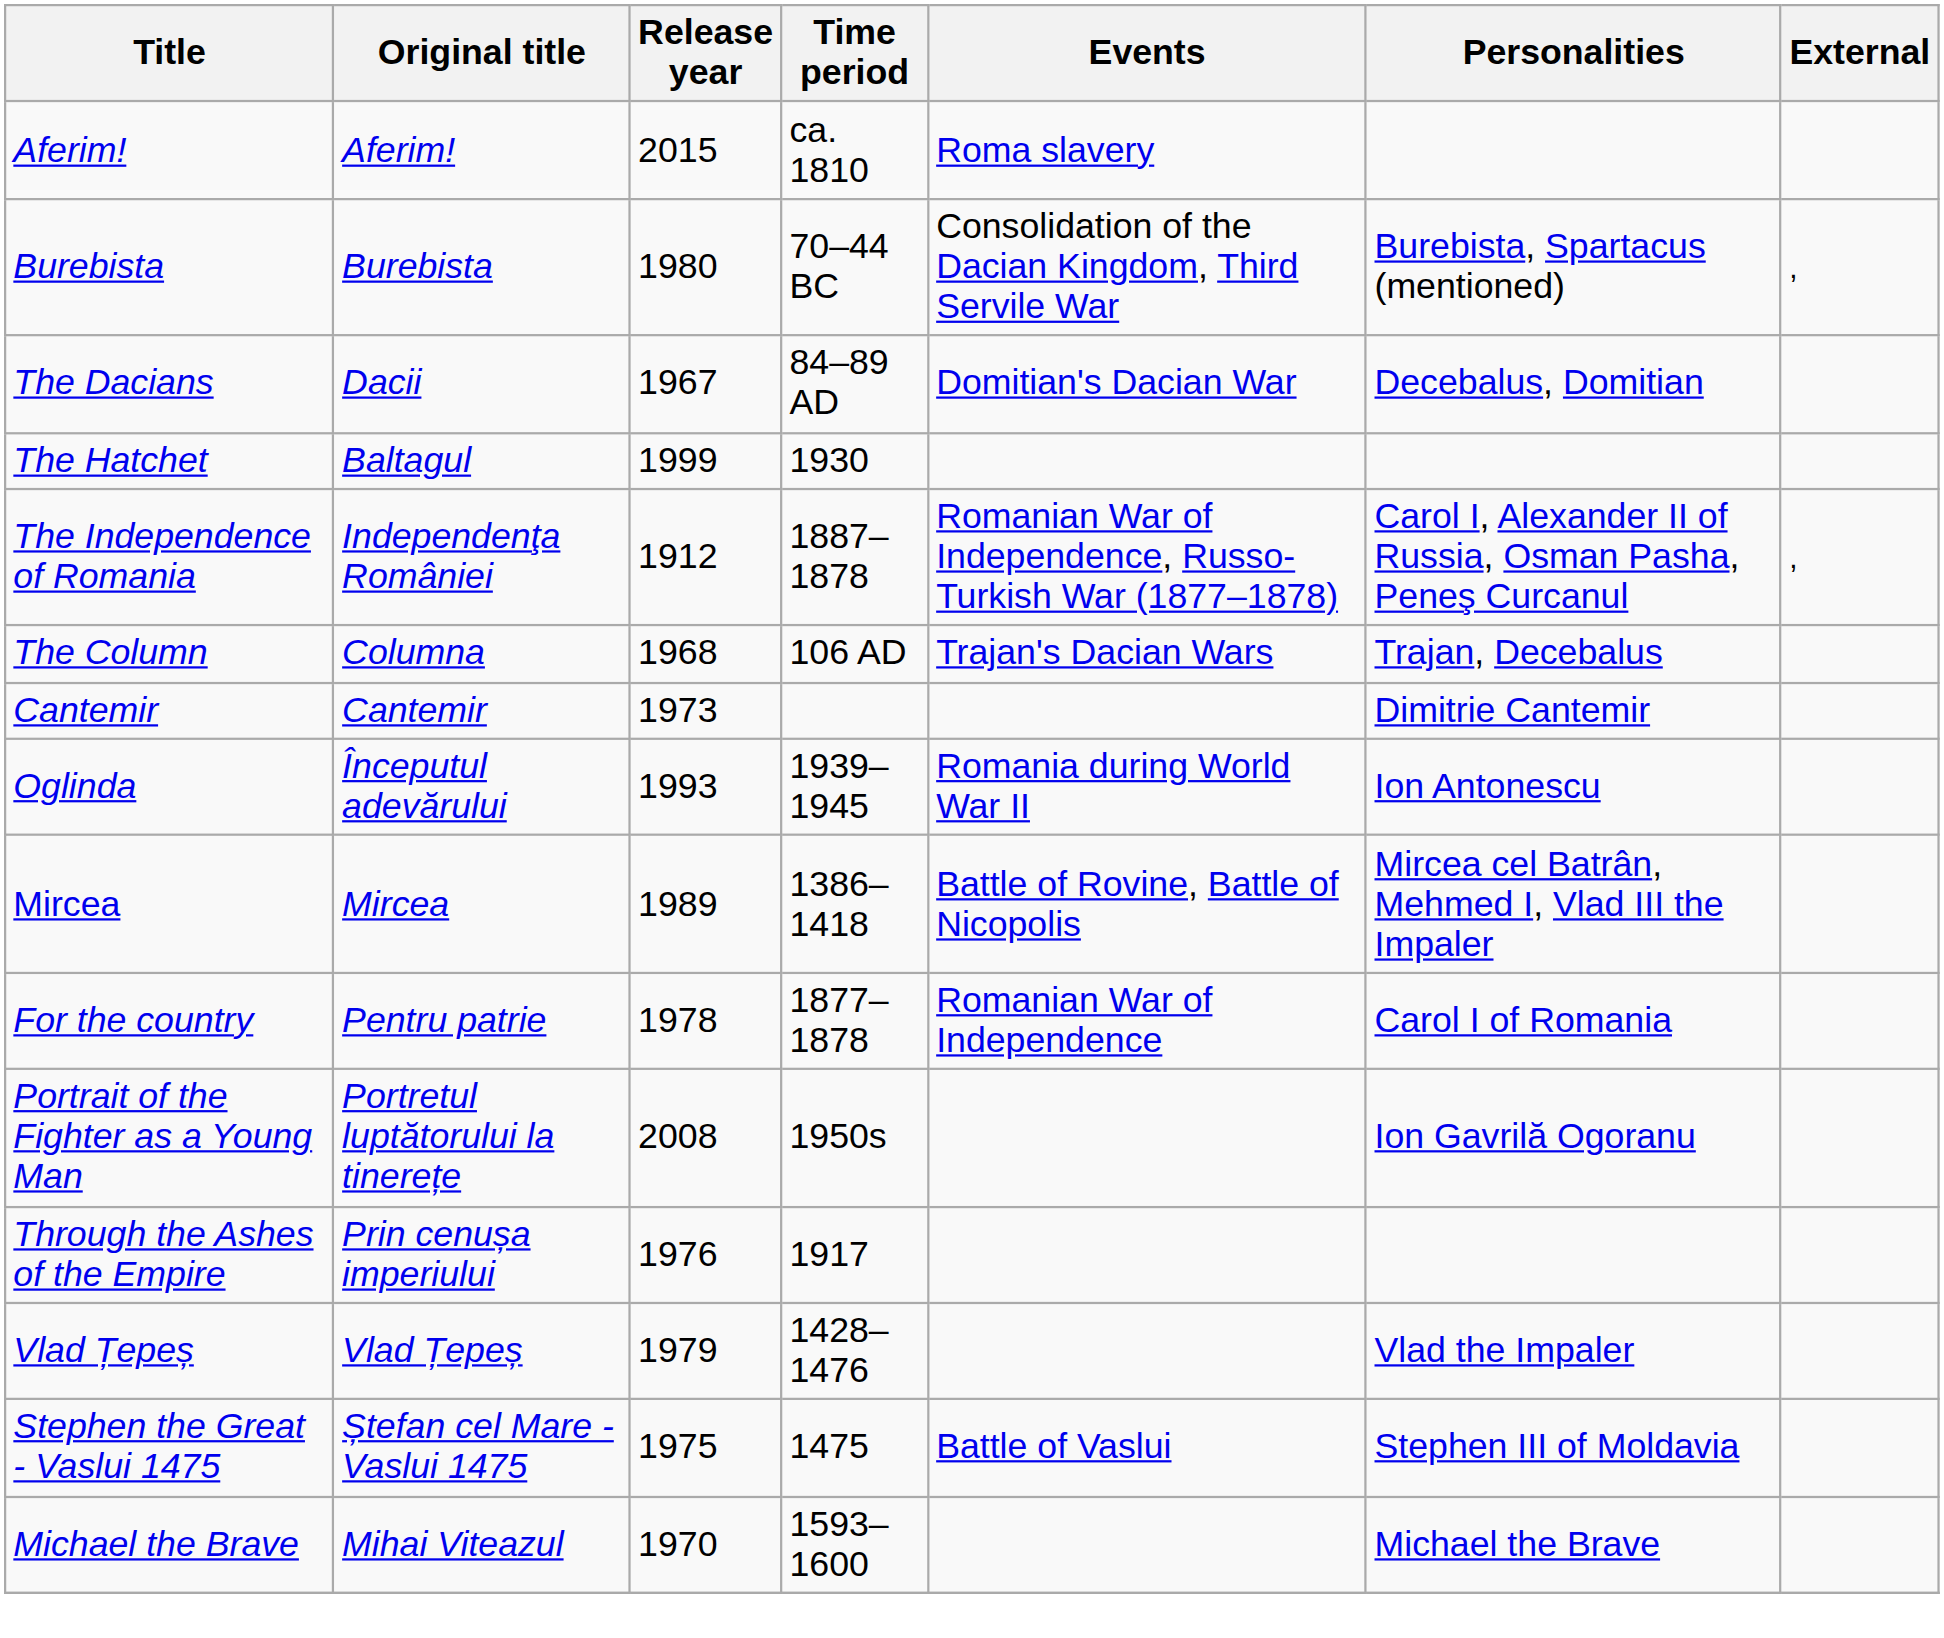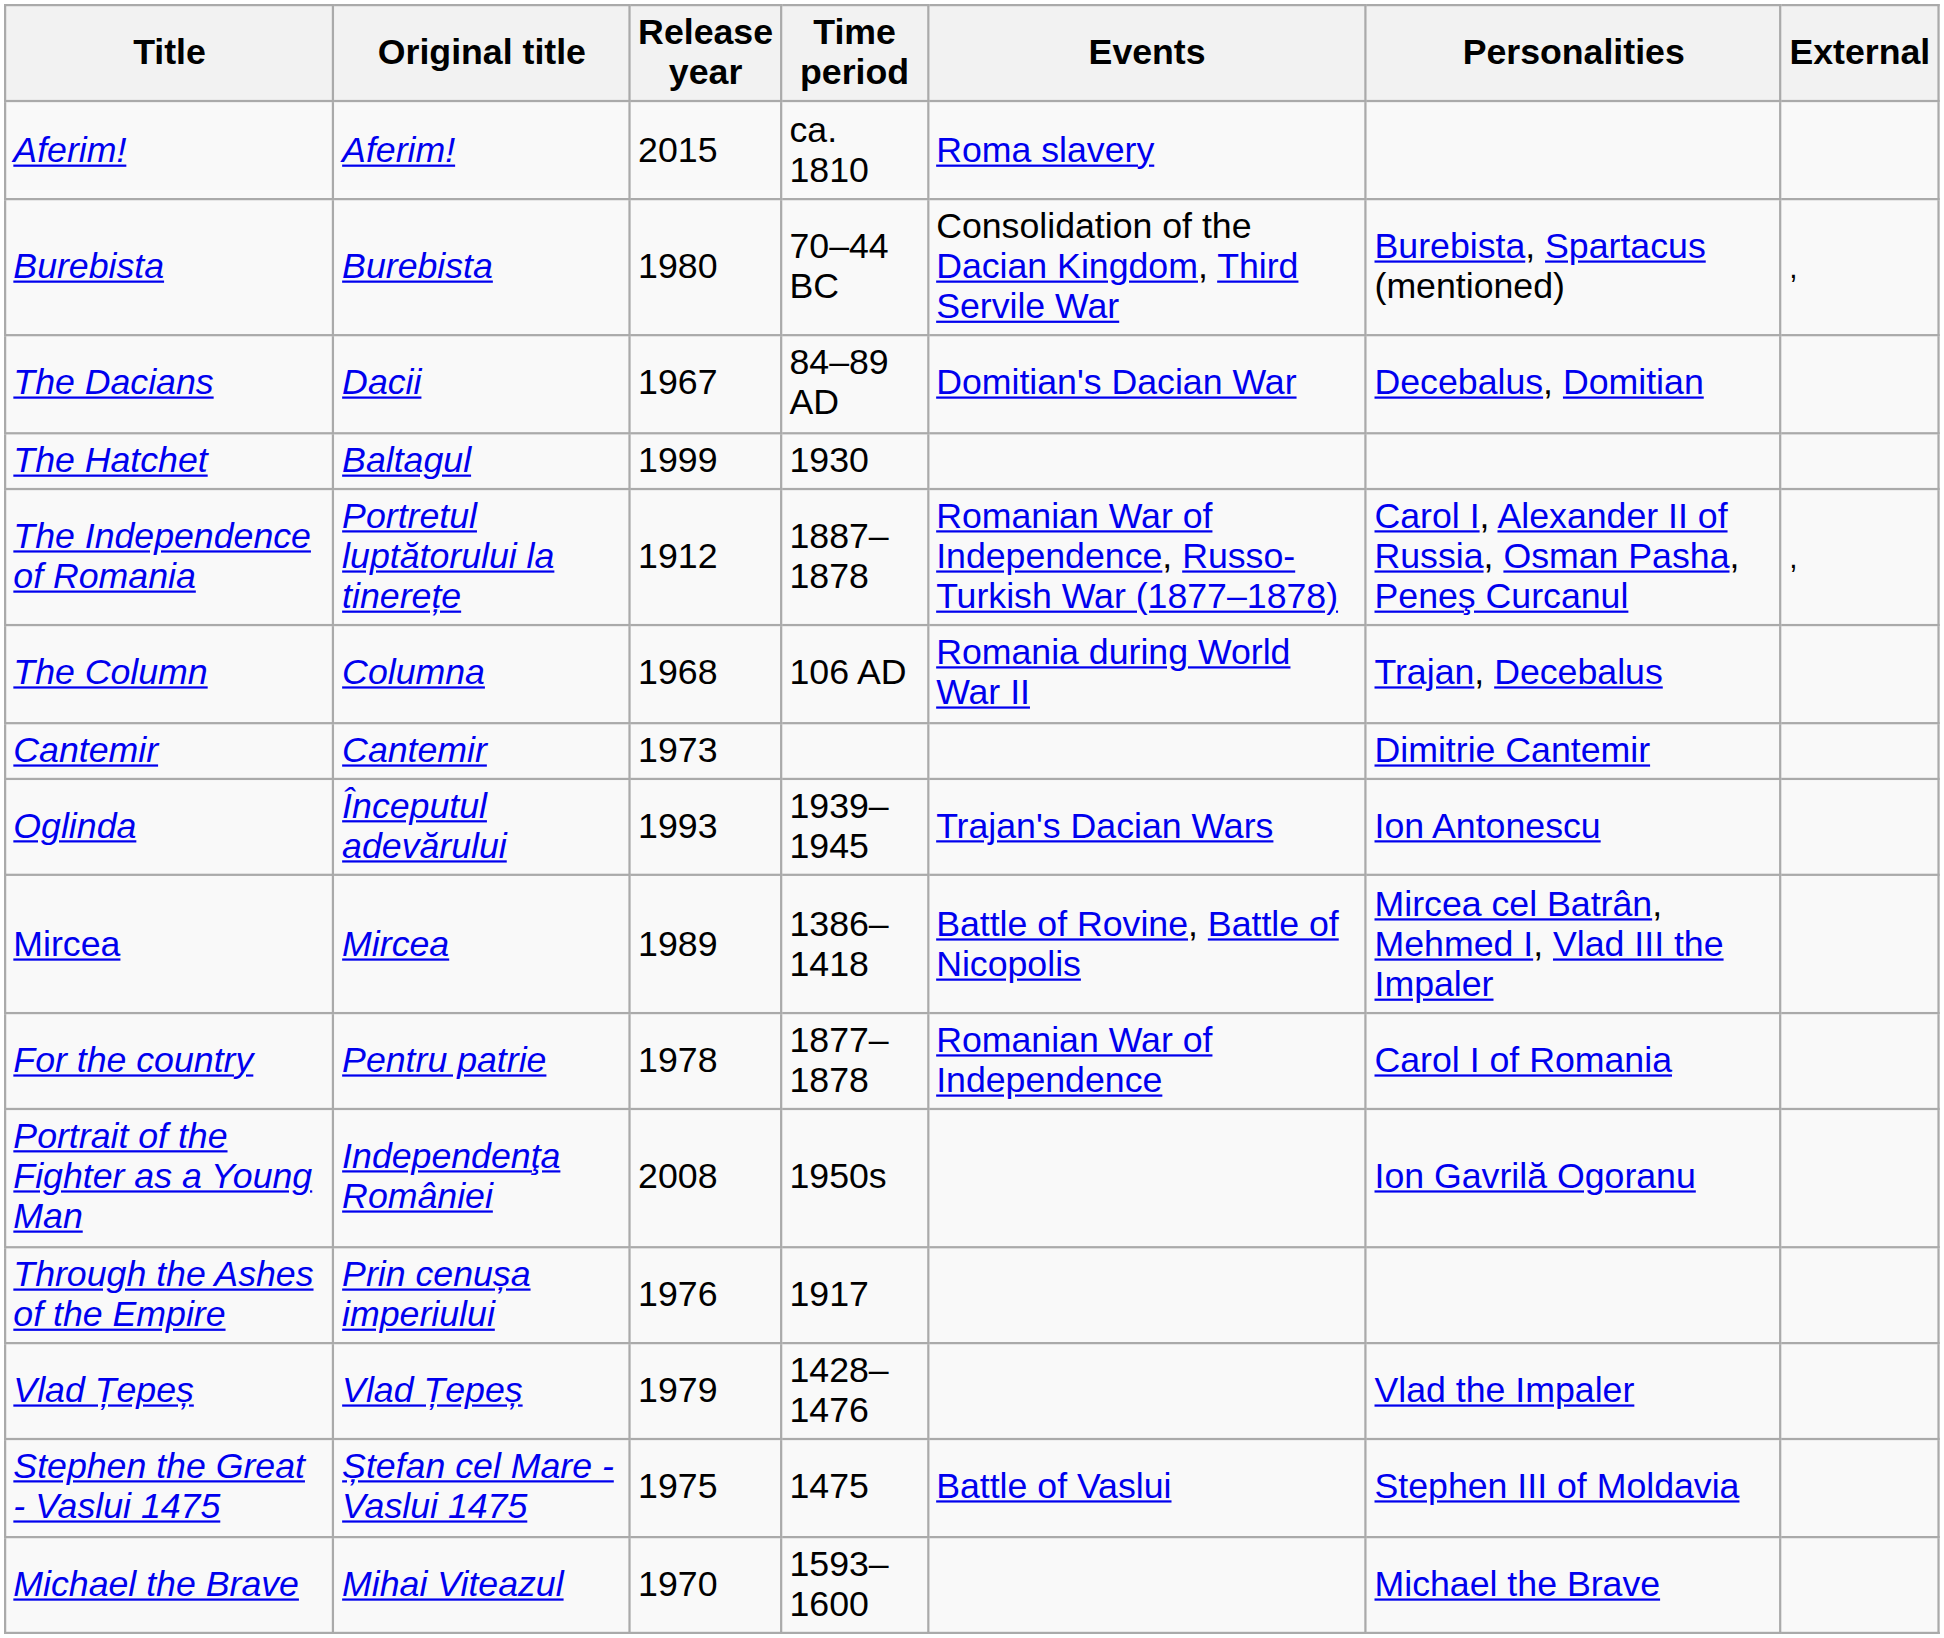(451, 556) Independenţa României -> (448, 556) Portretul luptătorului la tinerețe
(1105, 653) Trajan's Dacian Wars -> (1113, 673) Romania during World War II
(1113, 786) Romania during World War II -> (1105, 826) Trajan's Dacian Wars
(448, 1136) Portretul luptătorului la tinerețe -> (451, 1177) Independenţa României
